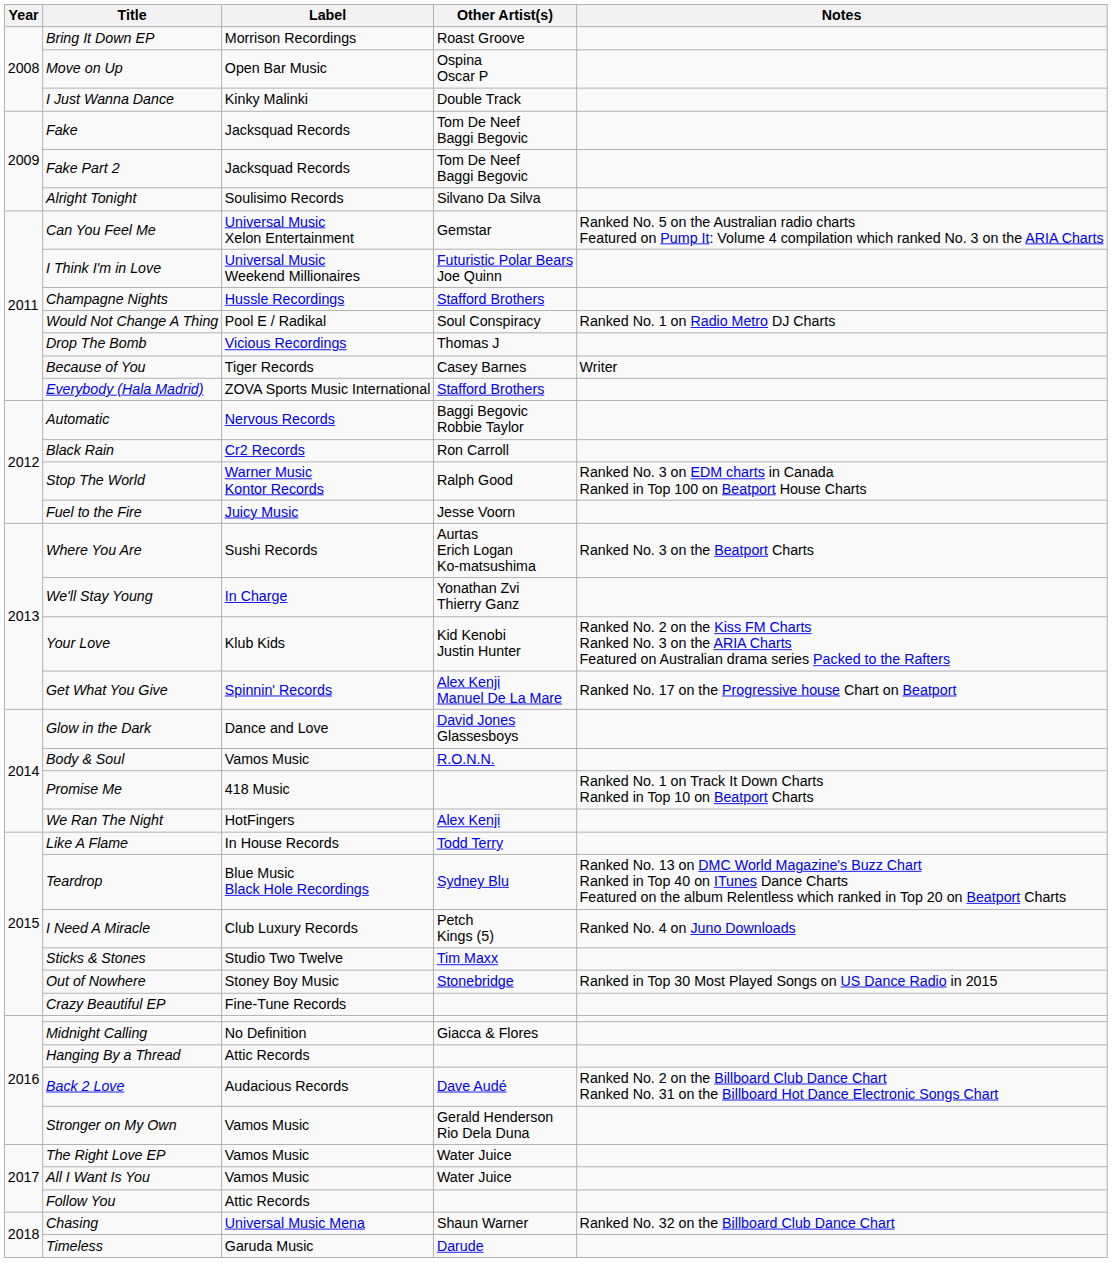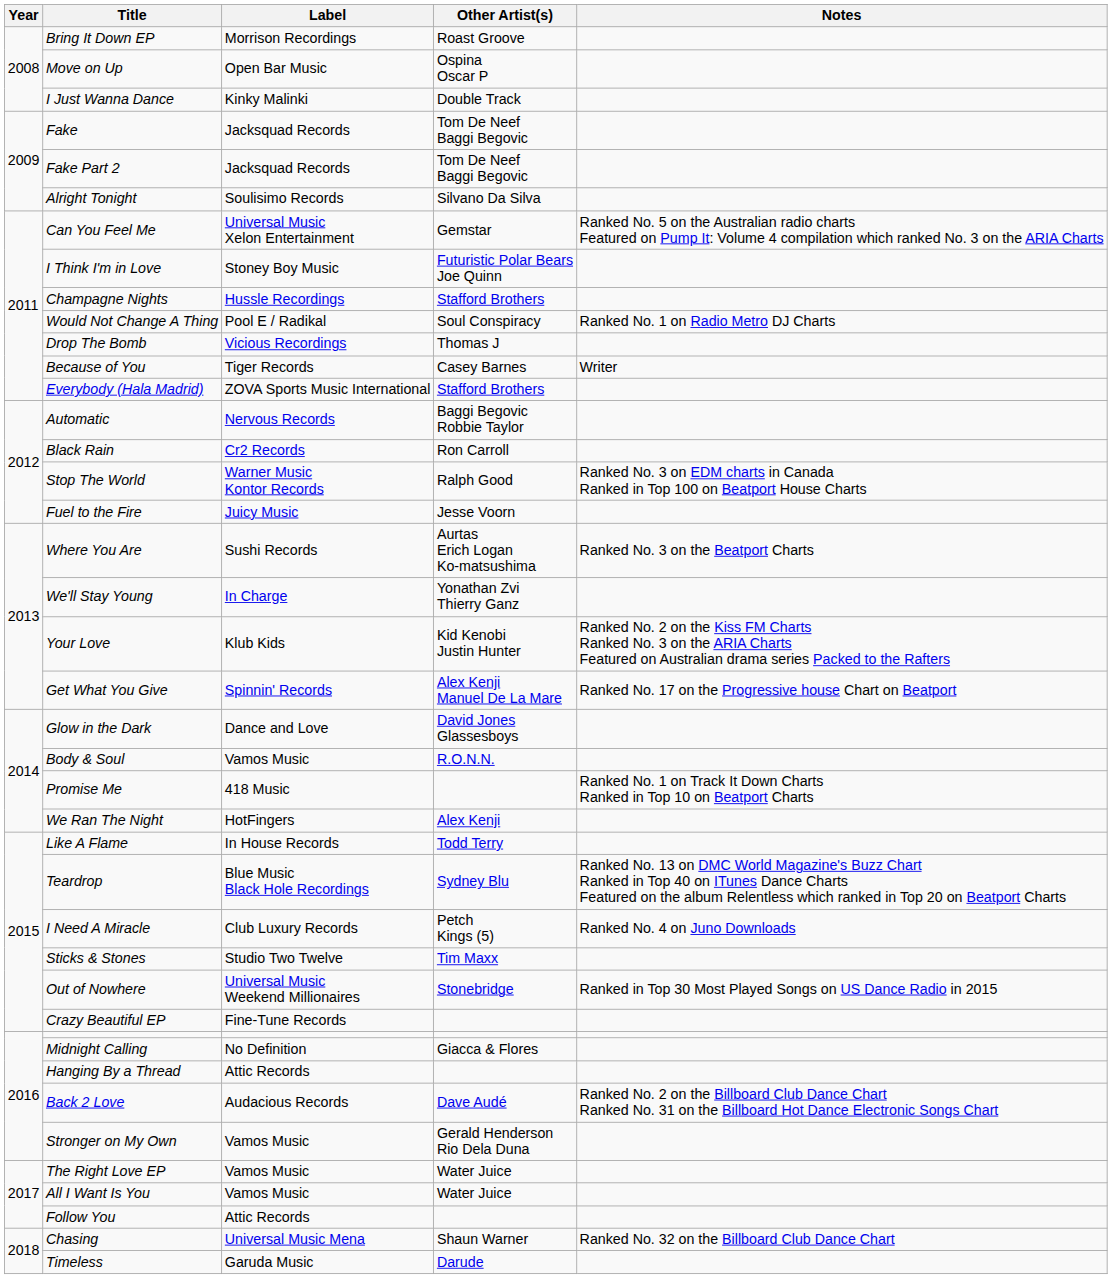(292, 268) Universal Music Weekend Millionaires -> (282, 268) Stoney Boy Music
(282, 981) Stoney Boy Music -> (292, 989) Universal Music Weekend Millionaires
